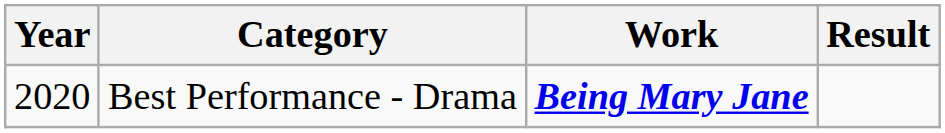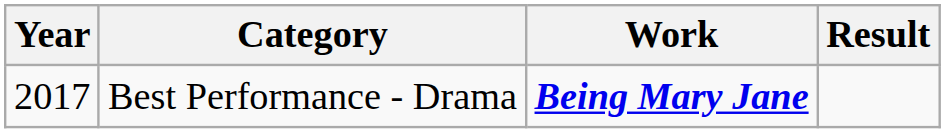(52, 95) 2020 -> (52, 95) 2017
